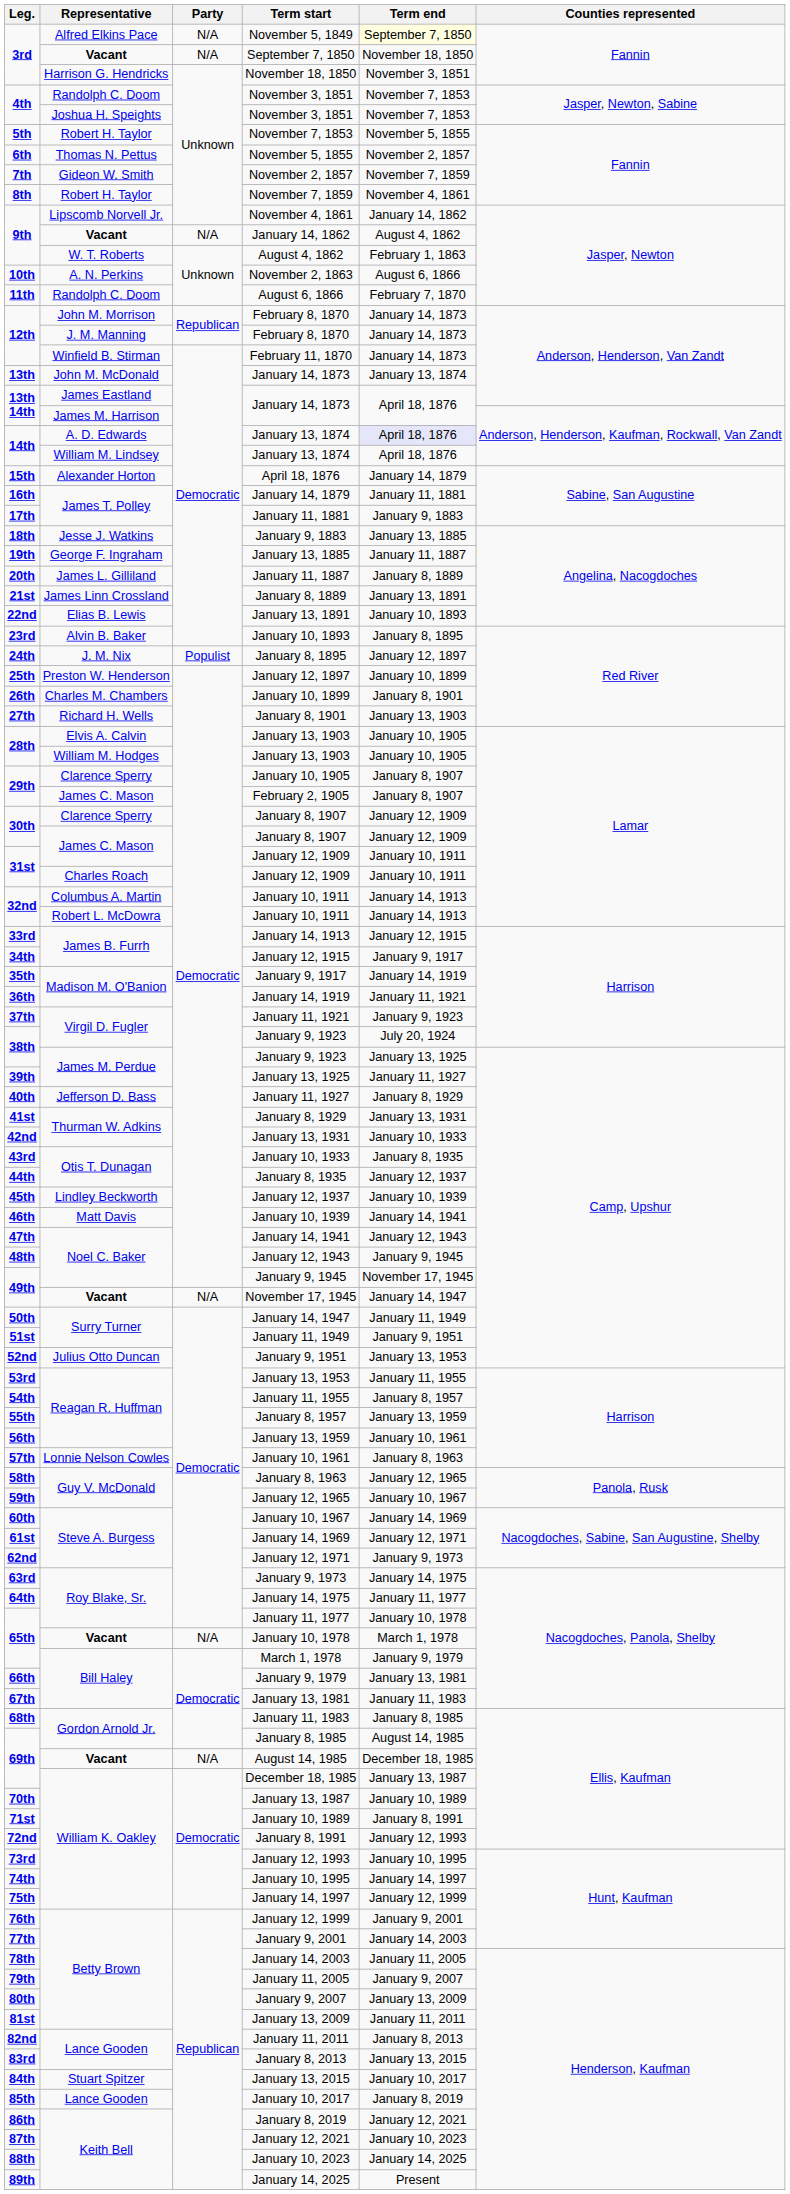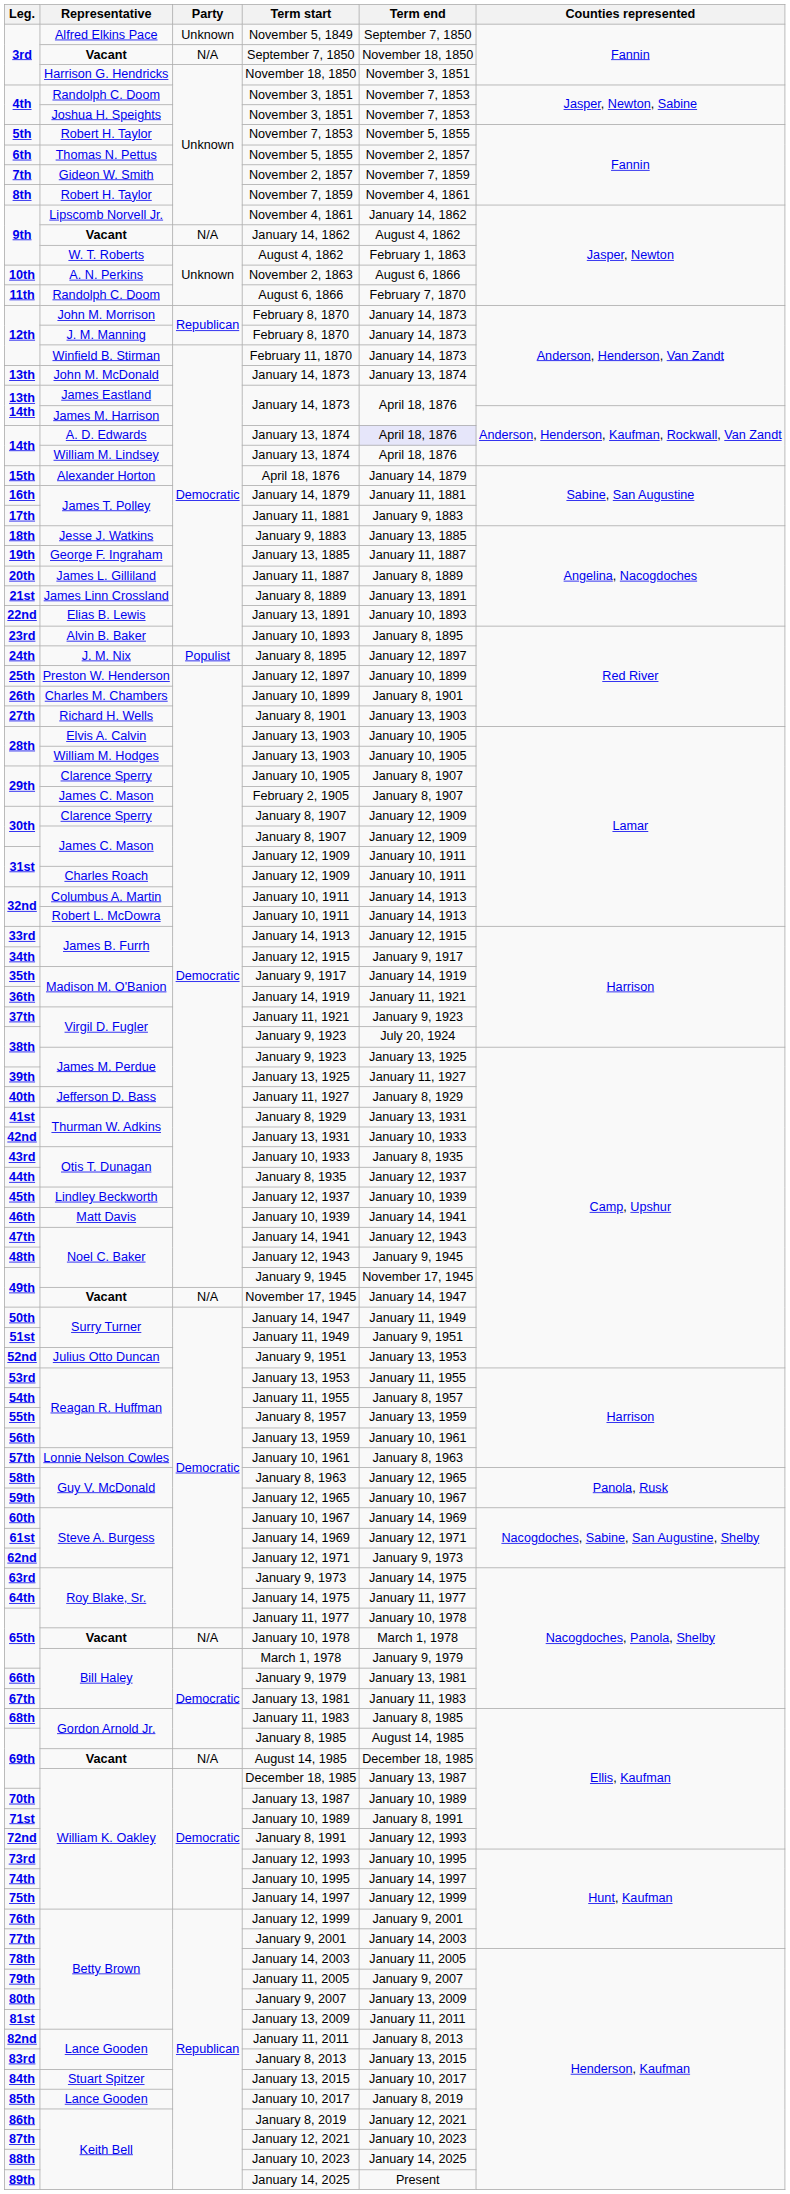(208, 34) N/A -> (208, 34) Unknown
(418, 34) lightyellow background -> (418, 34) no background
